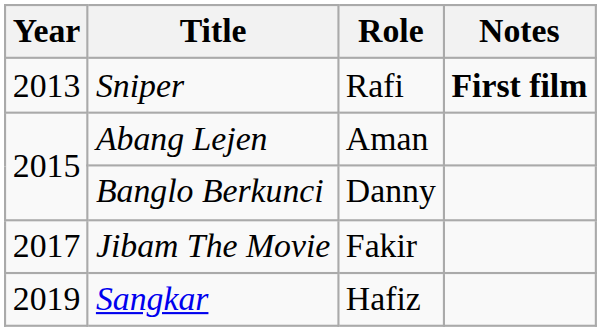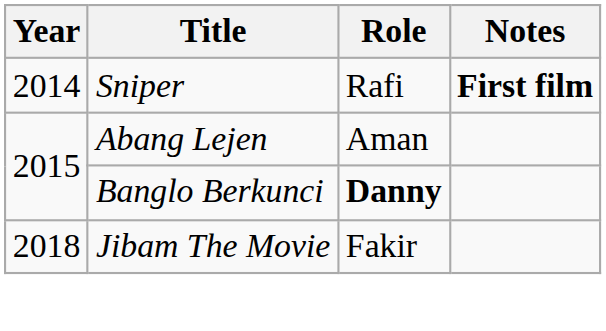(47, 84) 2013 -> (47, 84) 2014
(391, 191) normal -> (394, 191) bold
(47, 245) 2017 -> (47, 245) 2018
- row: (152, 298)
